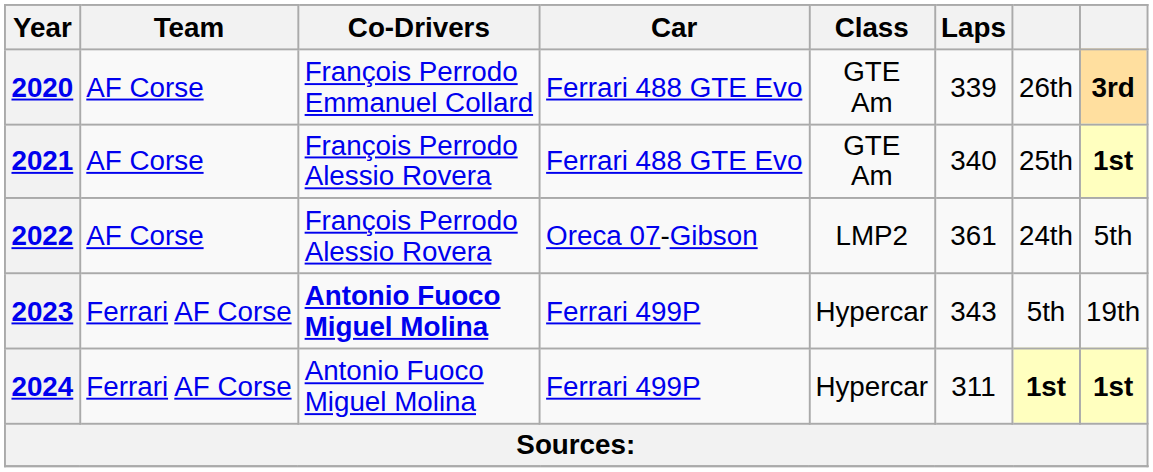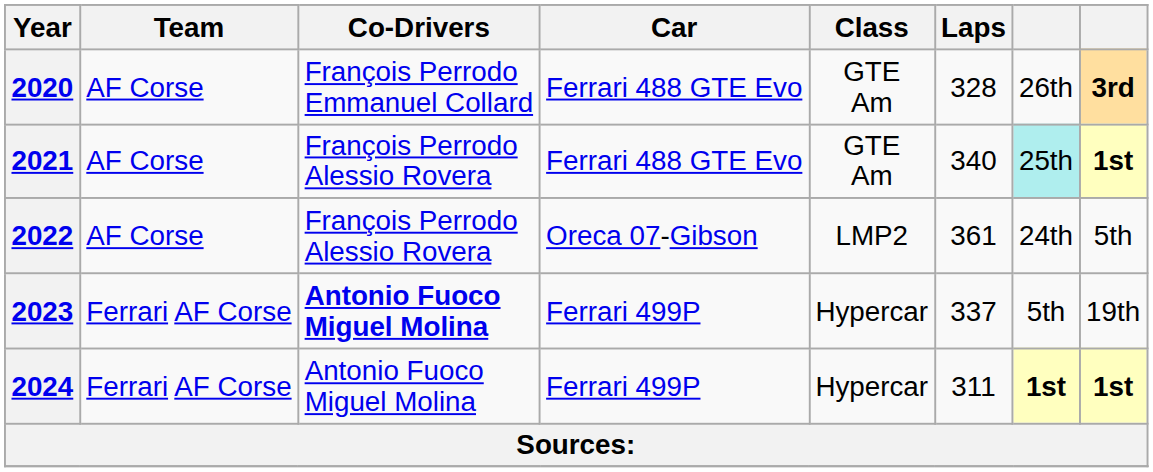(974, 87) 339 -> (974, 87) 328
(1046, 161) no background -> (1046, 161) paleturquoise background
(974, 311) 343 -> (974, 311) 337
